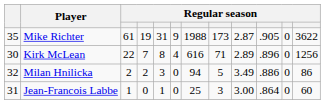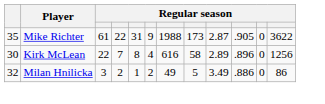(145, 36) 19 -> (120, 36) 22
(220, 54) 71 -> (195, 54) 58
(129, 72) 2 -> (104, 72) 3
(162, 72) 3 -> (137, 72) 1
(176, 72) 0 -> (151, 72) 2
(195, 72) 94 -> (170, 72) 49
- row: (71, 90)
